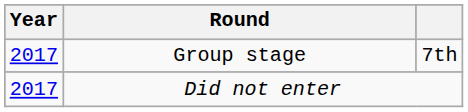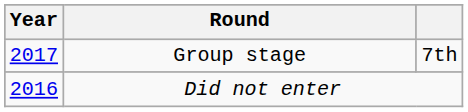(34, 89) 2017 -> (34, 89) 2016
